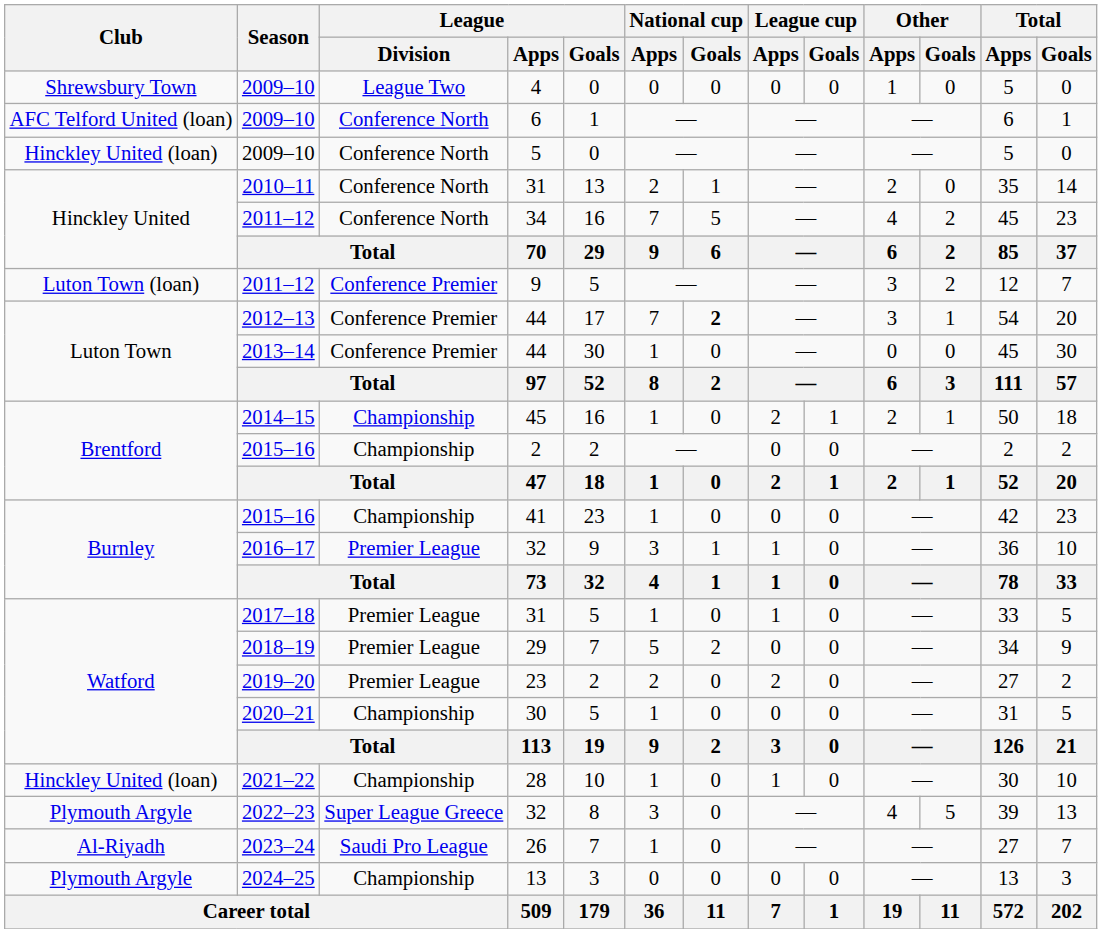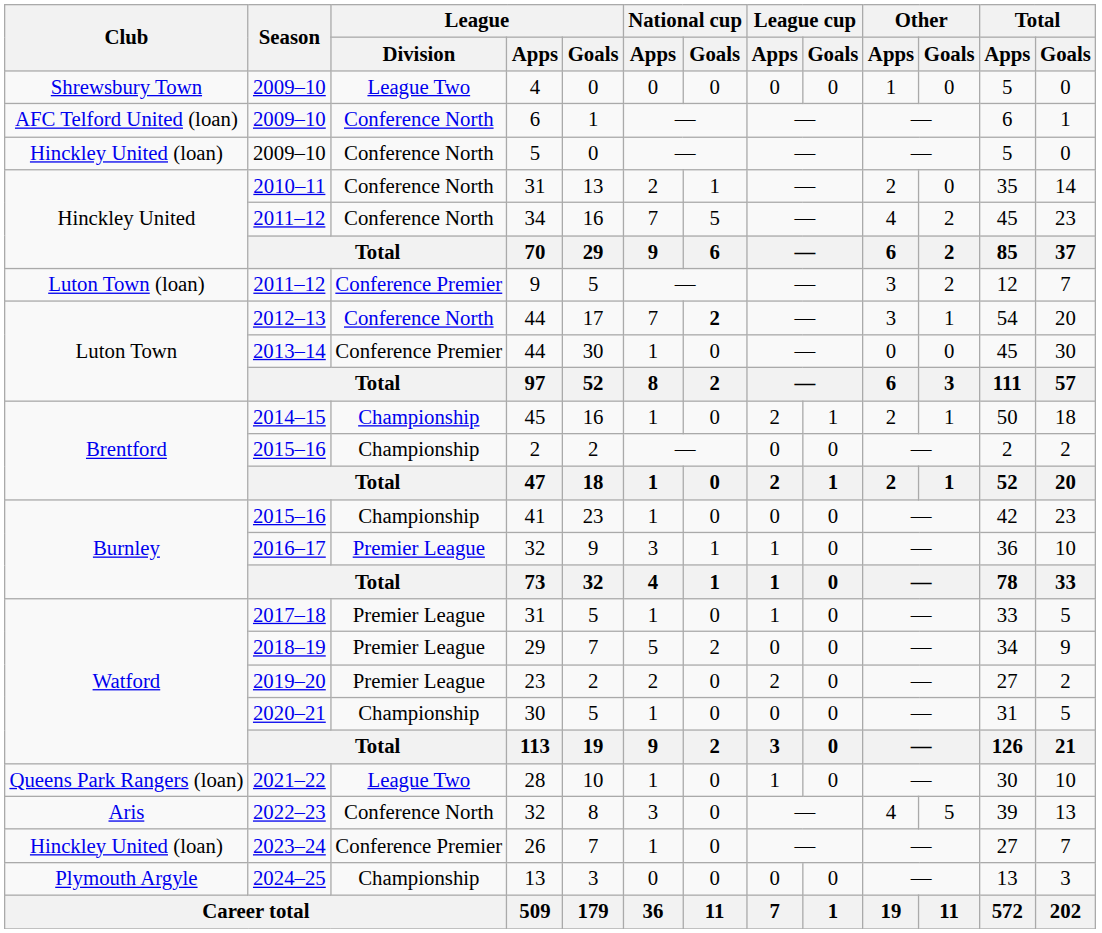(414, 317) Conference Premier -> (419, 317) Conference North
(121, 779) Hinckley United (loan) -> (126, 779) Queens Park Rangers (loan)
(414, 779) Championship -> (419, 779) League Two
(121, 812) Plymouth Argyle -> (126, 812) Aris
(414, 812) Super League Greece -> (419, 812) Conference North
(121, 845) Al-Riyadh -> (126, 845) Hinckley United (loan)
(414, 845) Saudi Pro League -> (419, 845) Conference Premier
